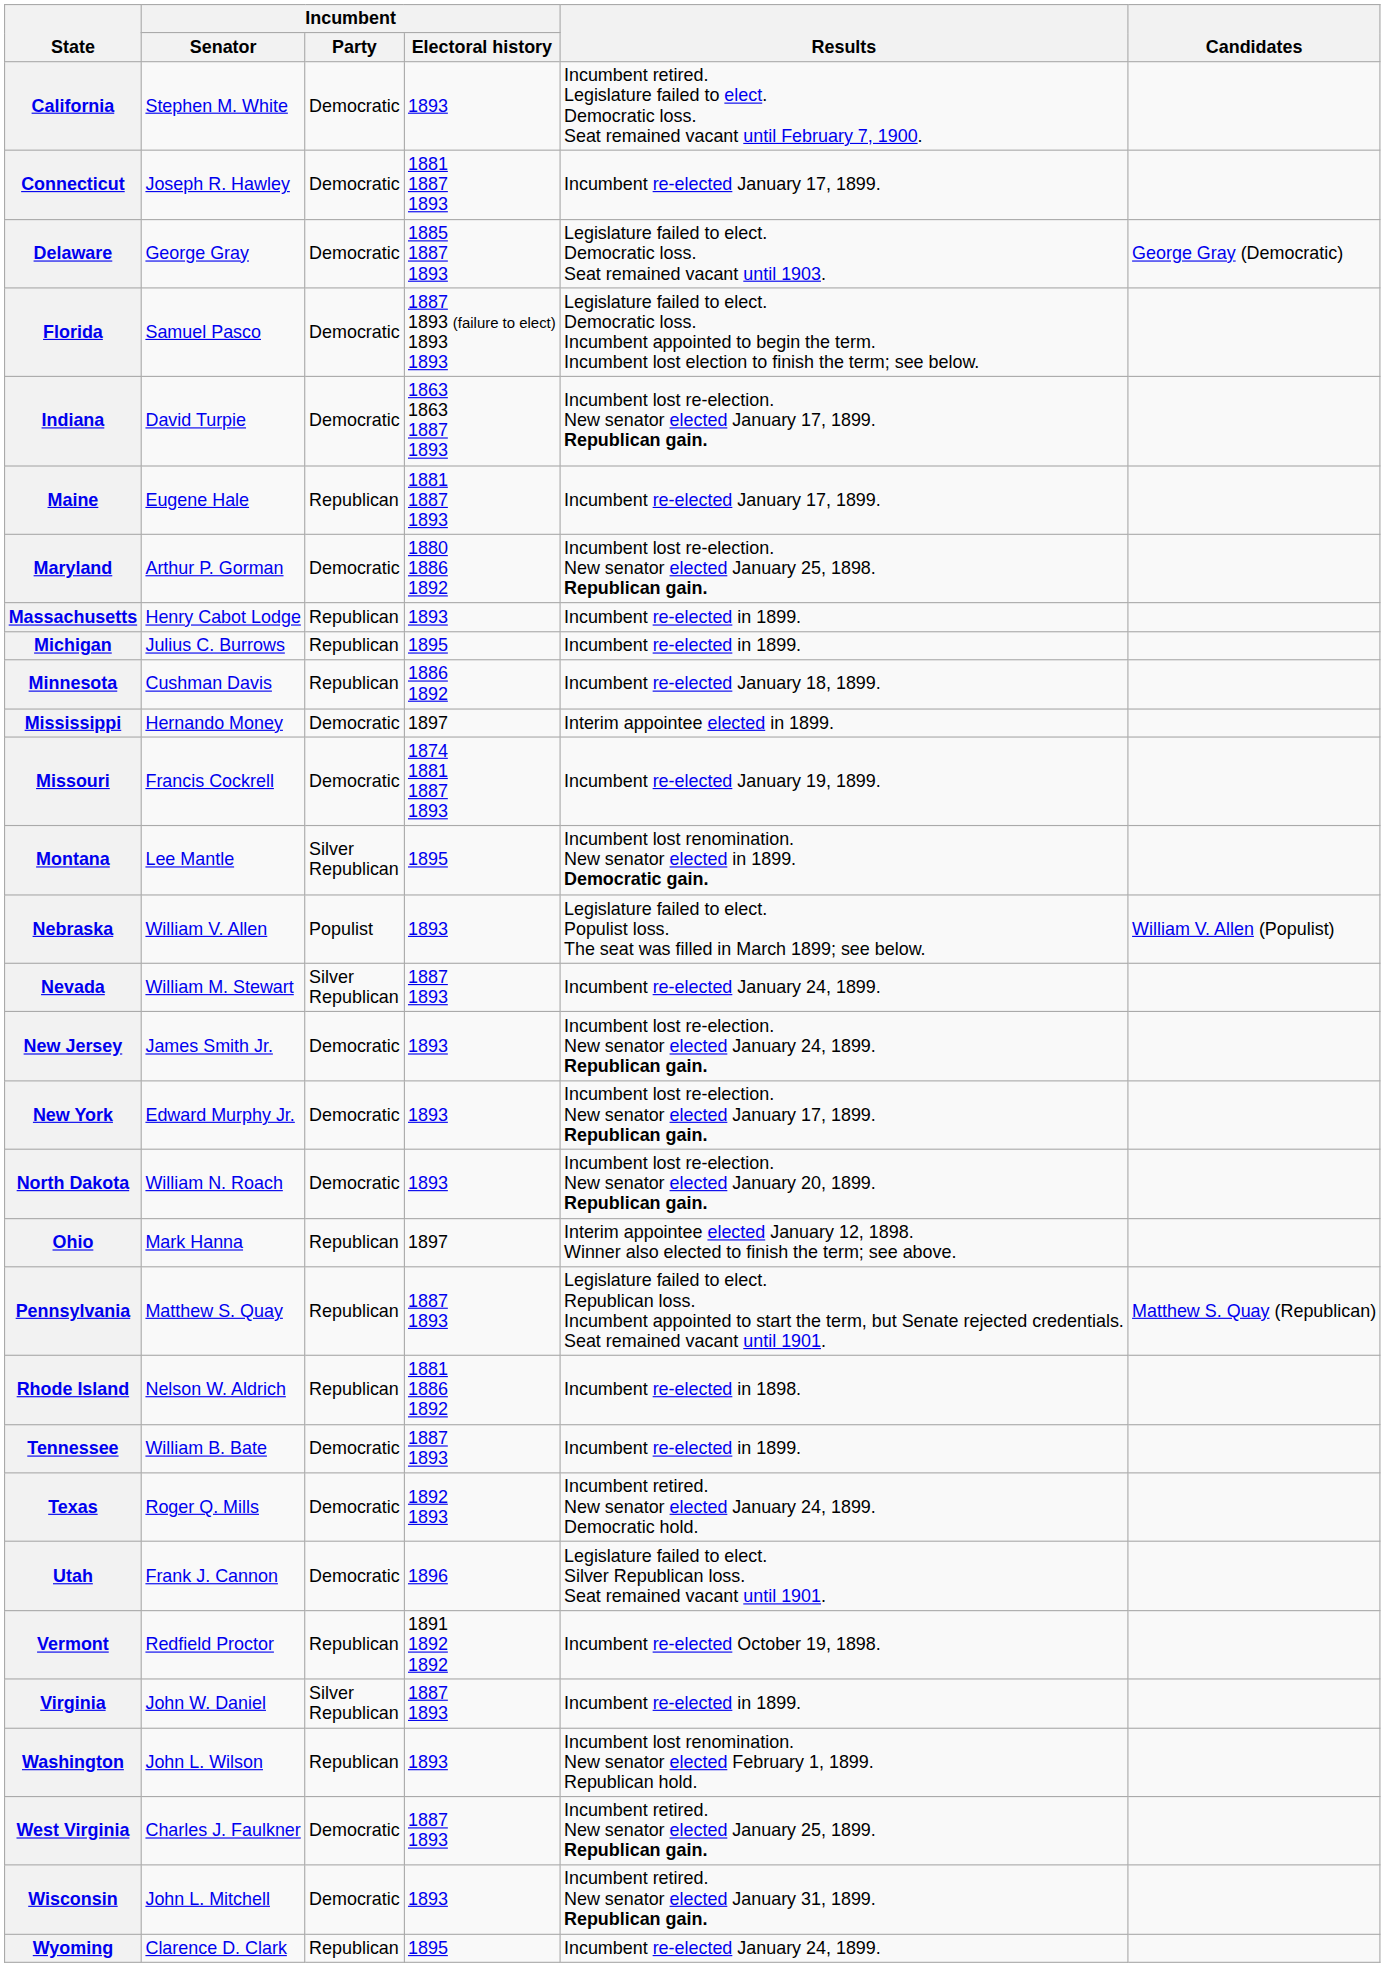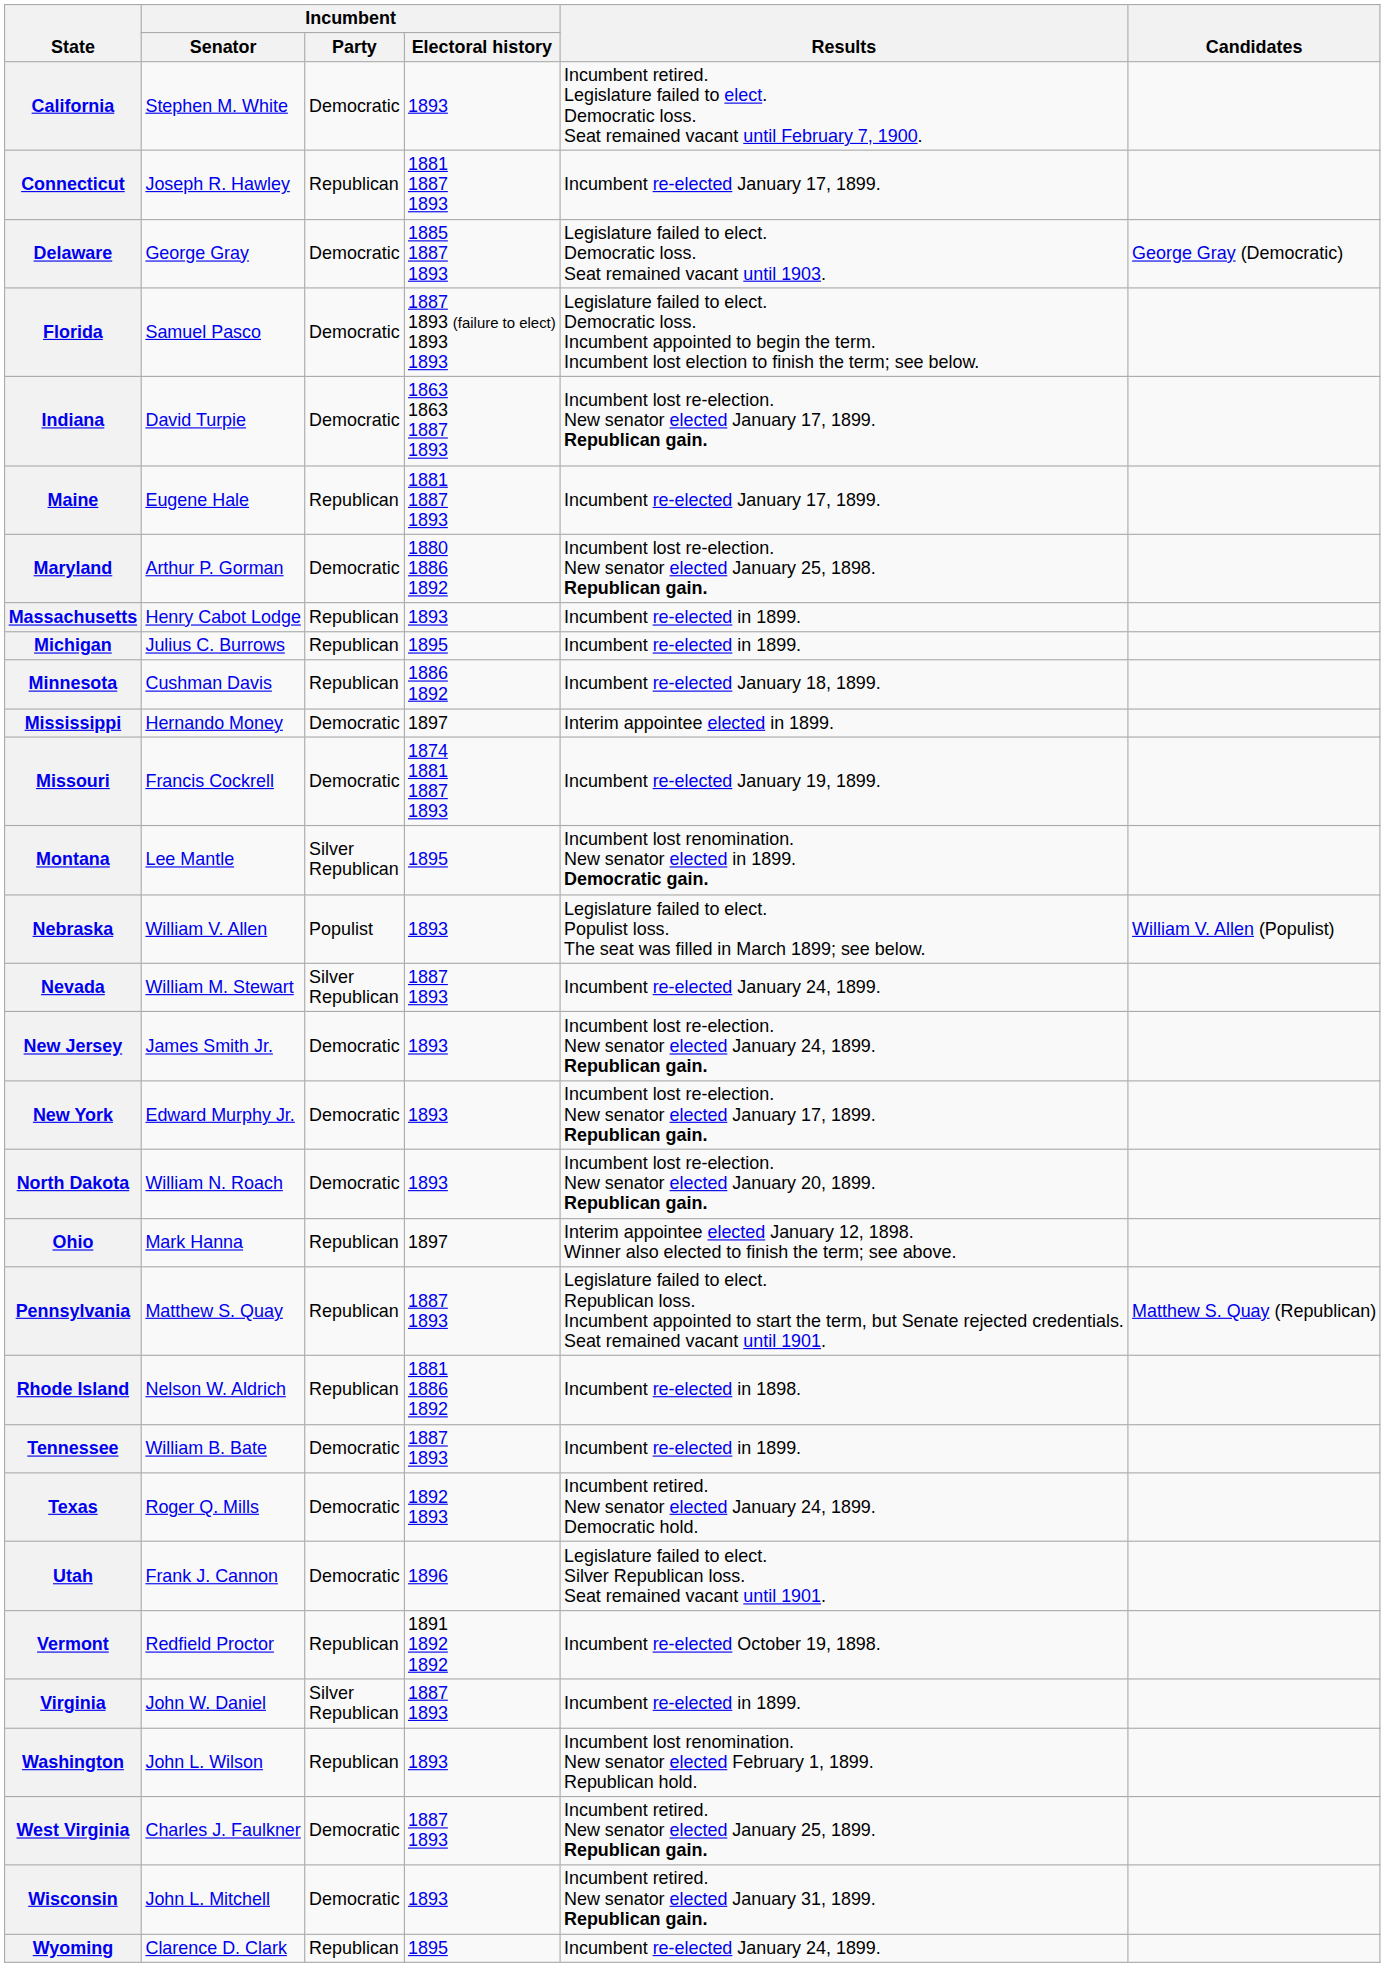(354, 184) Democratic -> (354, 184) Republican
